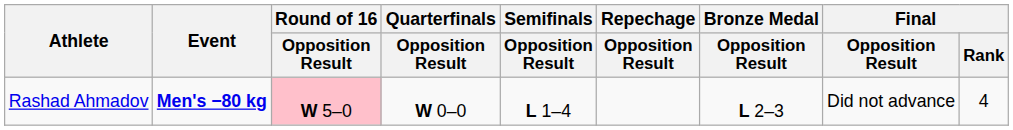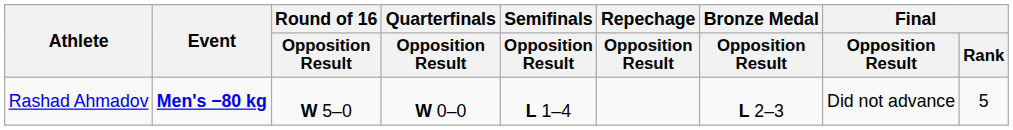(326, 112) pink background -> (326, 112) no background
(984, 102) 4 -> (984, 102) 5
